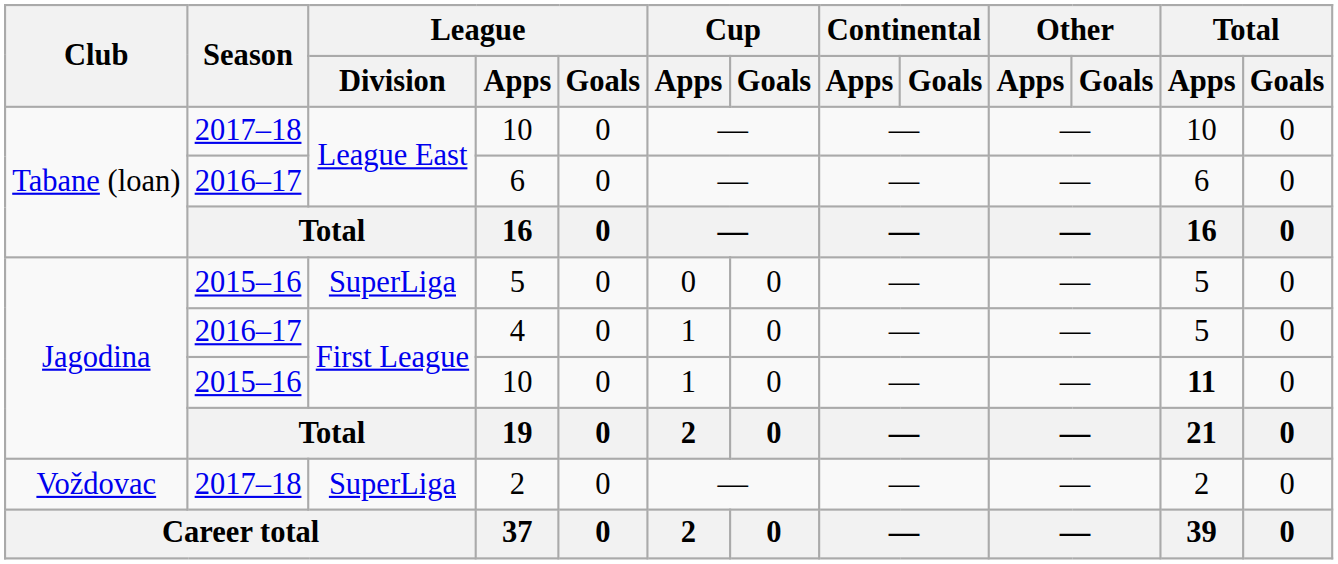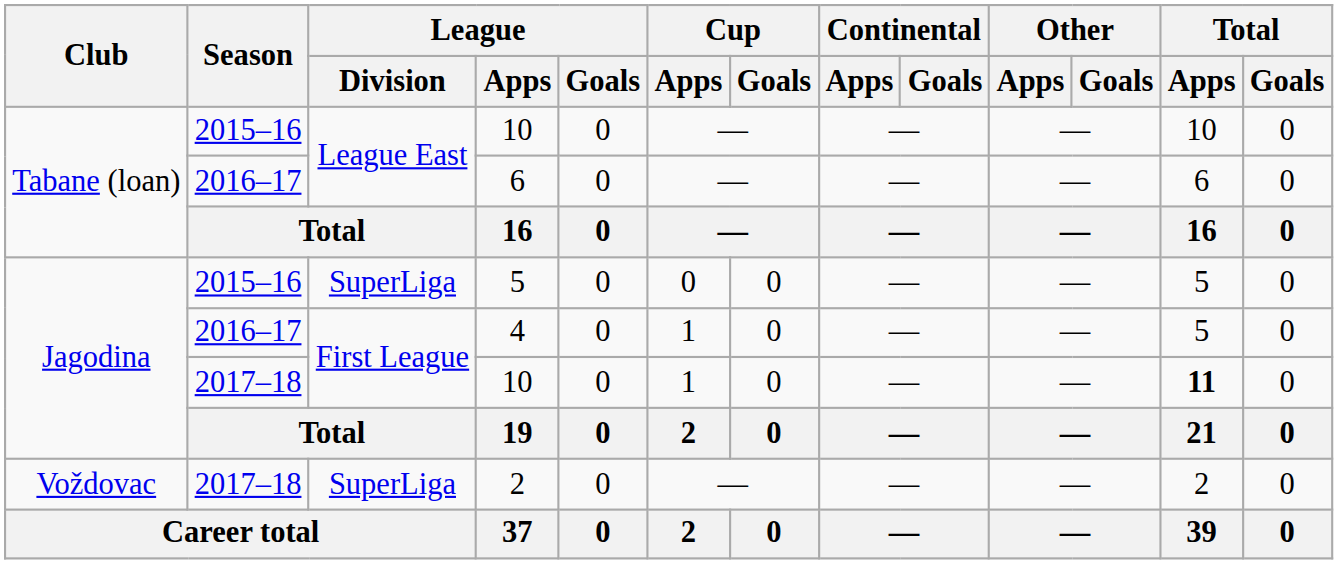(248, 130) 2017–18 -> (248, 130) 2015–16
(248, 382) 2015–16 -> (248, 382) 2017–18
